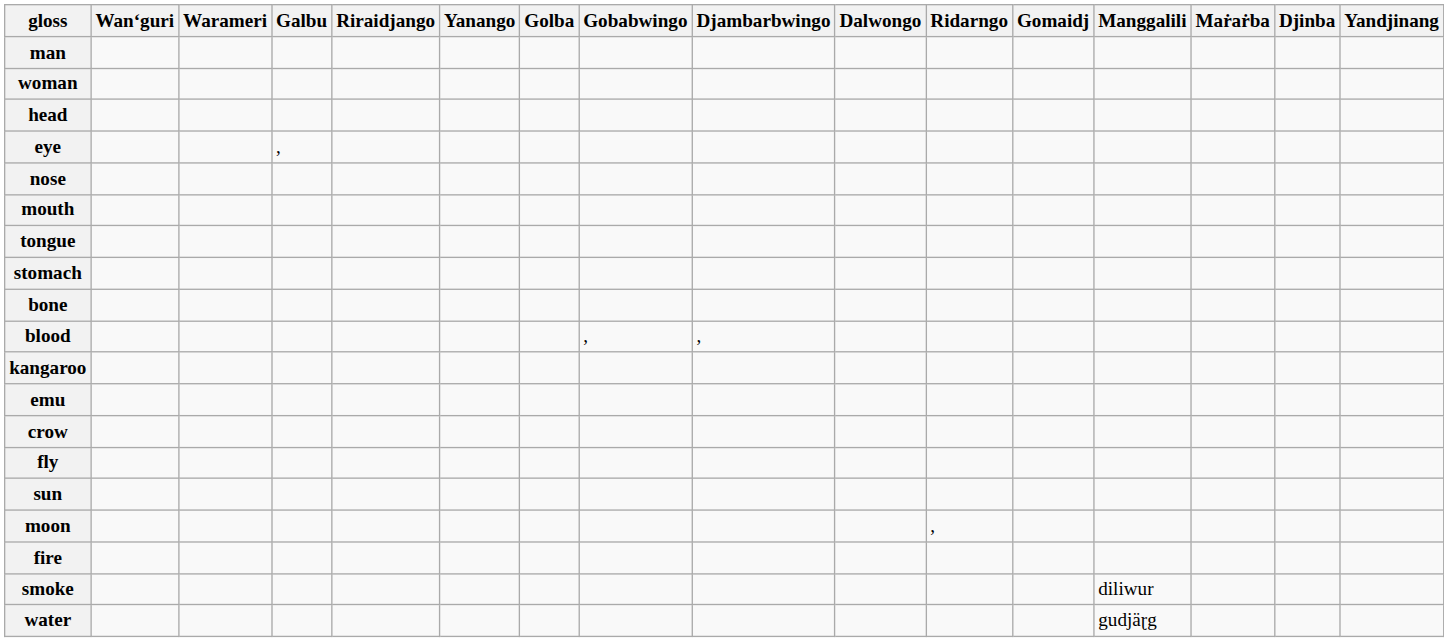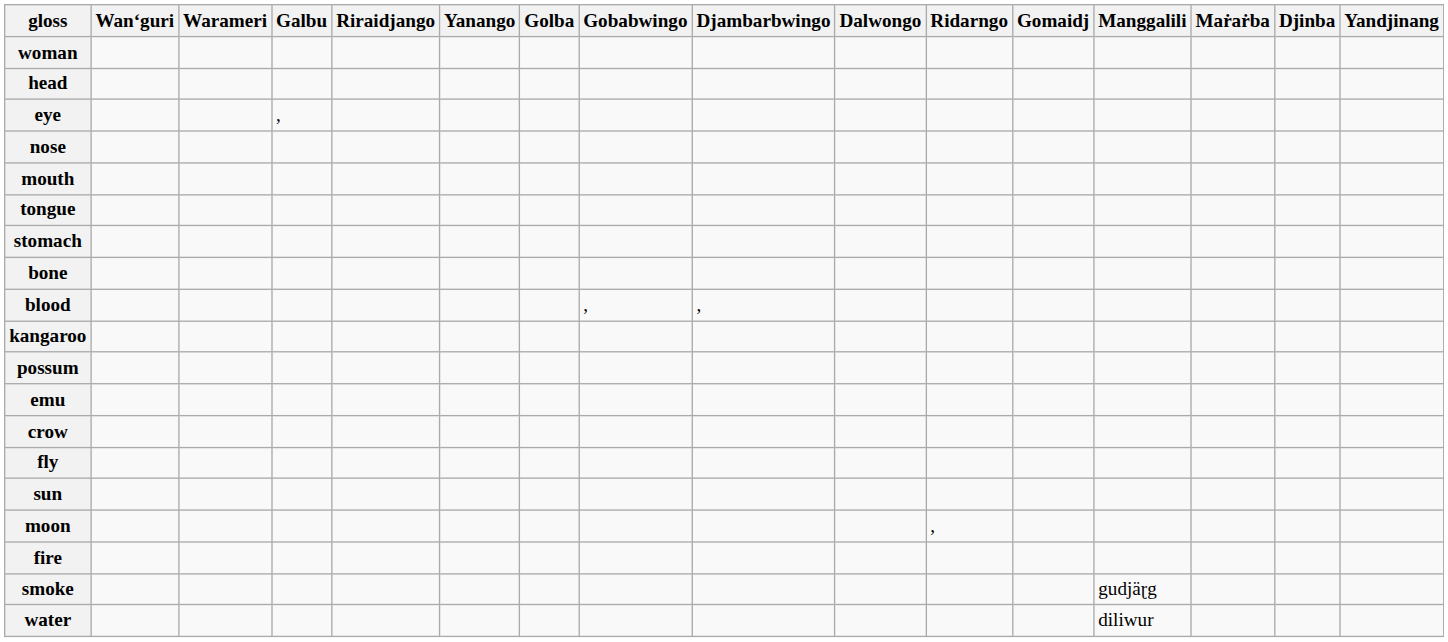- row: (48, 52)
+ row: (48, 368)
(1126, 589) diliwur -> (1127, 589) gudjäɽg
(1127, 620) gudjäɽg -> (1126, 620) diliwur
